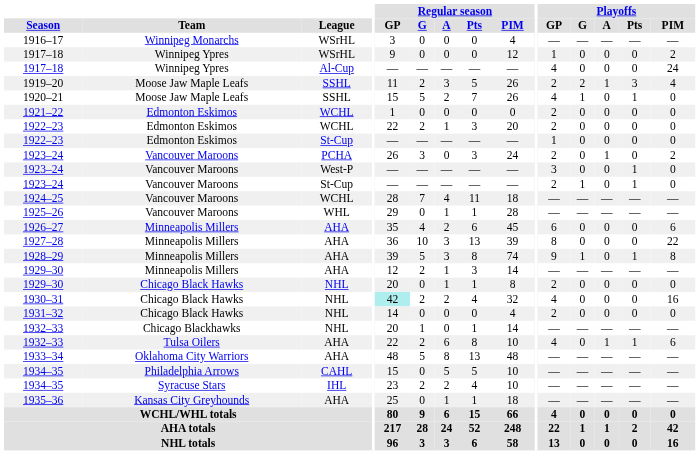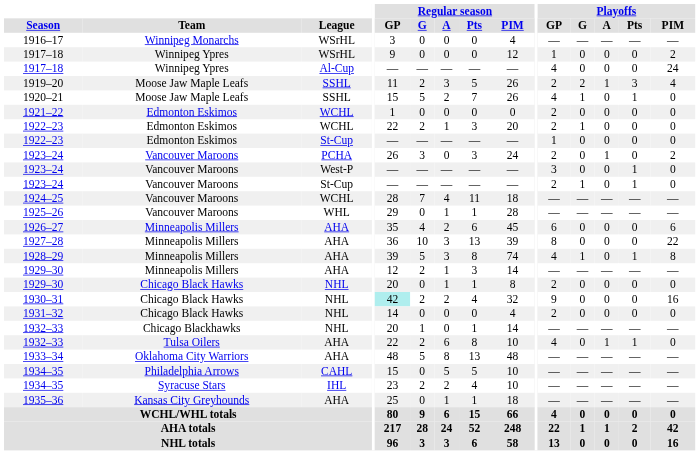(582, 126) 0 -> (582, 126) 1
(554, 256) 9 -> (554, 256) 4
(554, 299) 4 -> (554, 299) 9
(673, 342) 6 -> (673, 342) 0
